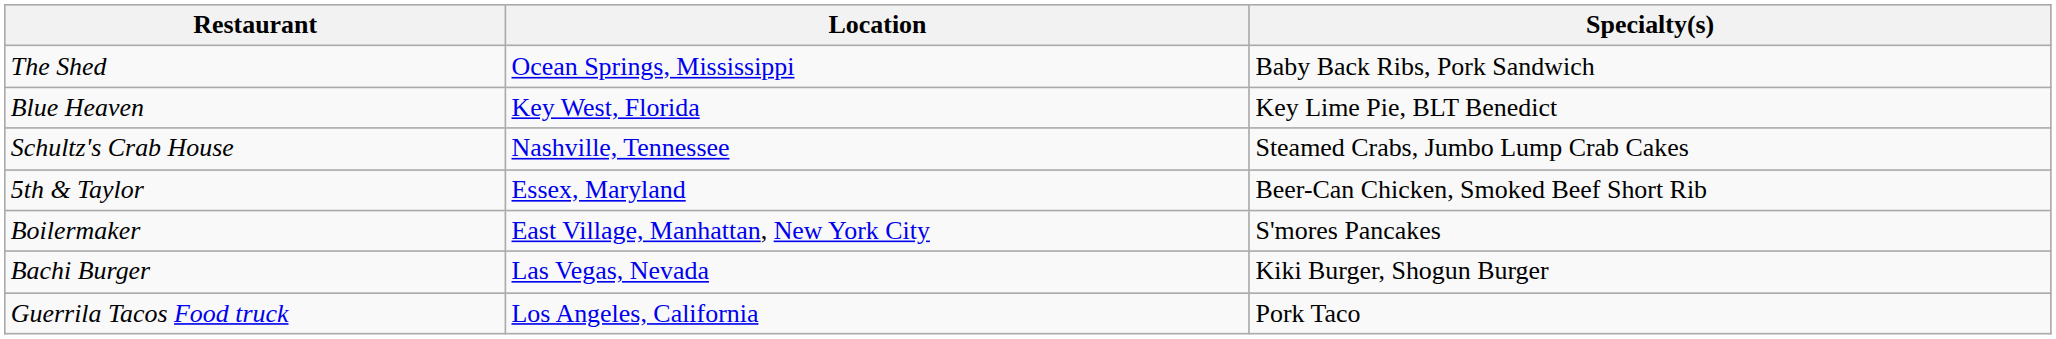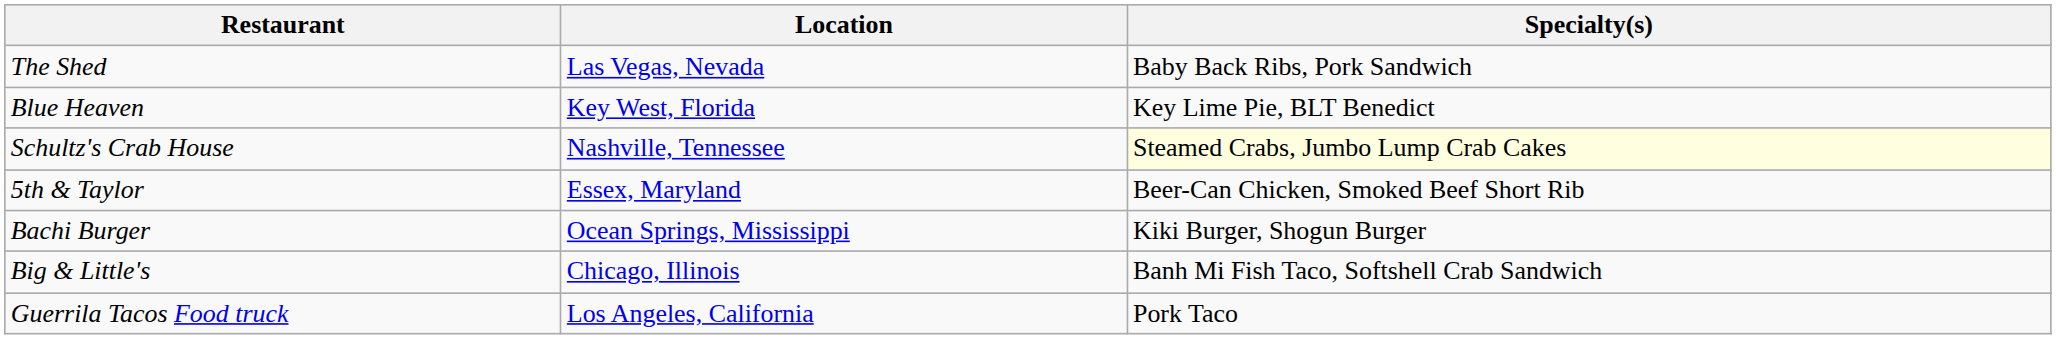(653, 66) Ocean Springs, Mississippi -> (666, 66) Las Vegas, Nevada
(1472, 148) no background -> (1350, 148) lightyellow background
- row: (76, 230)
(610, 271) Las Vegas, Nevada -> (708, 230) Ocean Springs, Mississippi
+ row: (81, 271)
